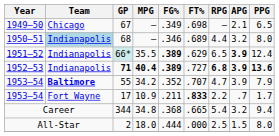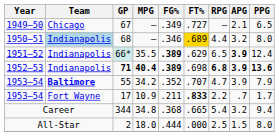(196, 26) .698 -> (196, 26) .727
(196, 40) no background -> (196, 40) gold background
(196, 68) .727 -> (196, 68) .698
